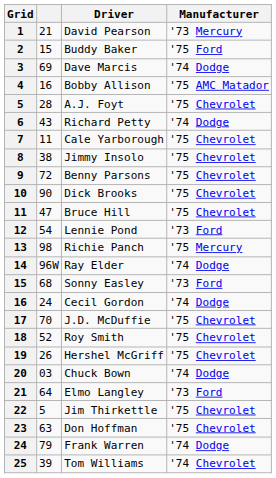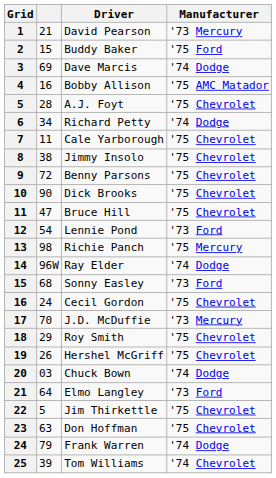(46, 121) 43 -> (46, 121) 34
(199, 302) '74 Dodge -> (212, 302) '75 Chevrolet
(212, 320) '75 Chevrolet -> (206, 320) '73 Mercury
(46, 338) 52 -> (46, 338) 29
